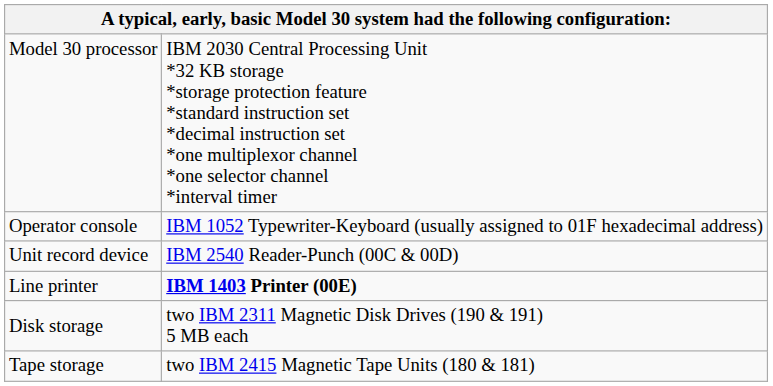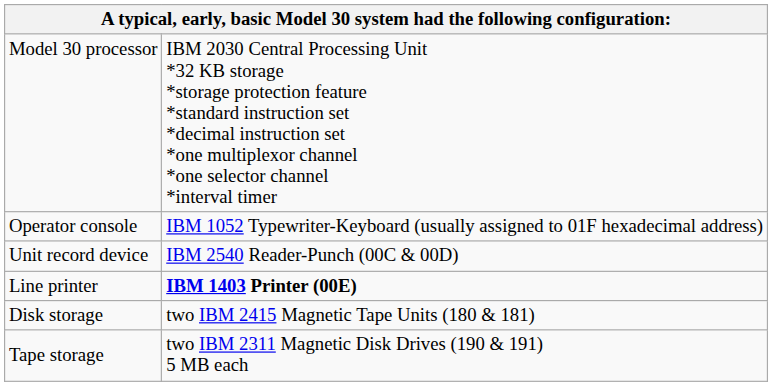(355, 325) two IBM 2311 Magnetic Disk Drives (190 & 191) 5 MB each -> (351, 315) two IBM 2415 Magnetic Tape Units (180 & 181)
(351, 365) two IBM 2415 Magnetic Tape Units (180 & 181) -> (355, 355) two IBM 2311 Magnetic Disk Drives (190 & 191) 5 MB each
